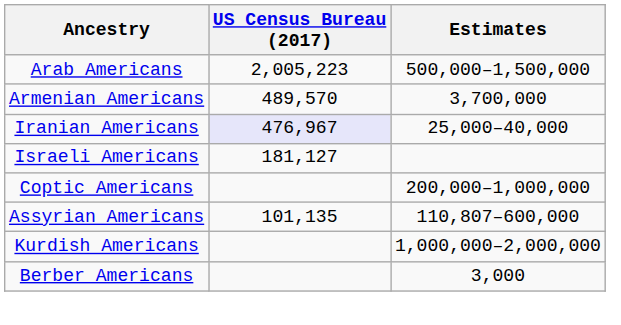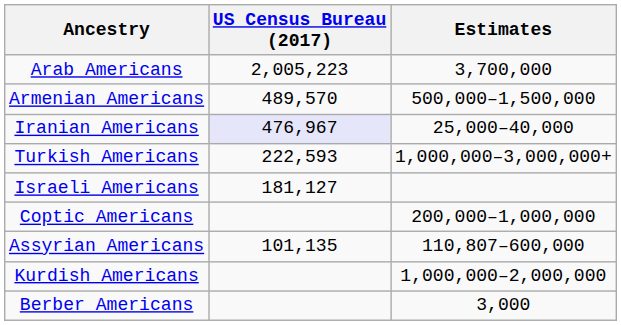(498, 70) 500,000–1,500,000 -> (503, 70) 3,700,000
(498, 99) 3,700,000 -> (503, 99) 500,000–1,500,000
+ row: (107, 158)
